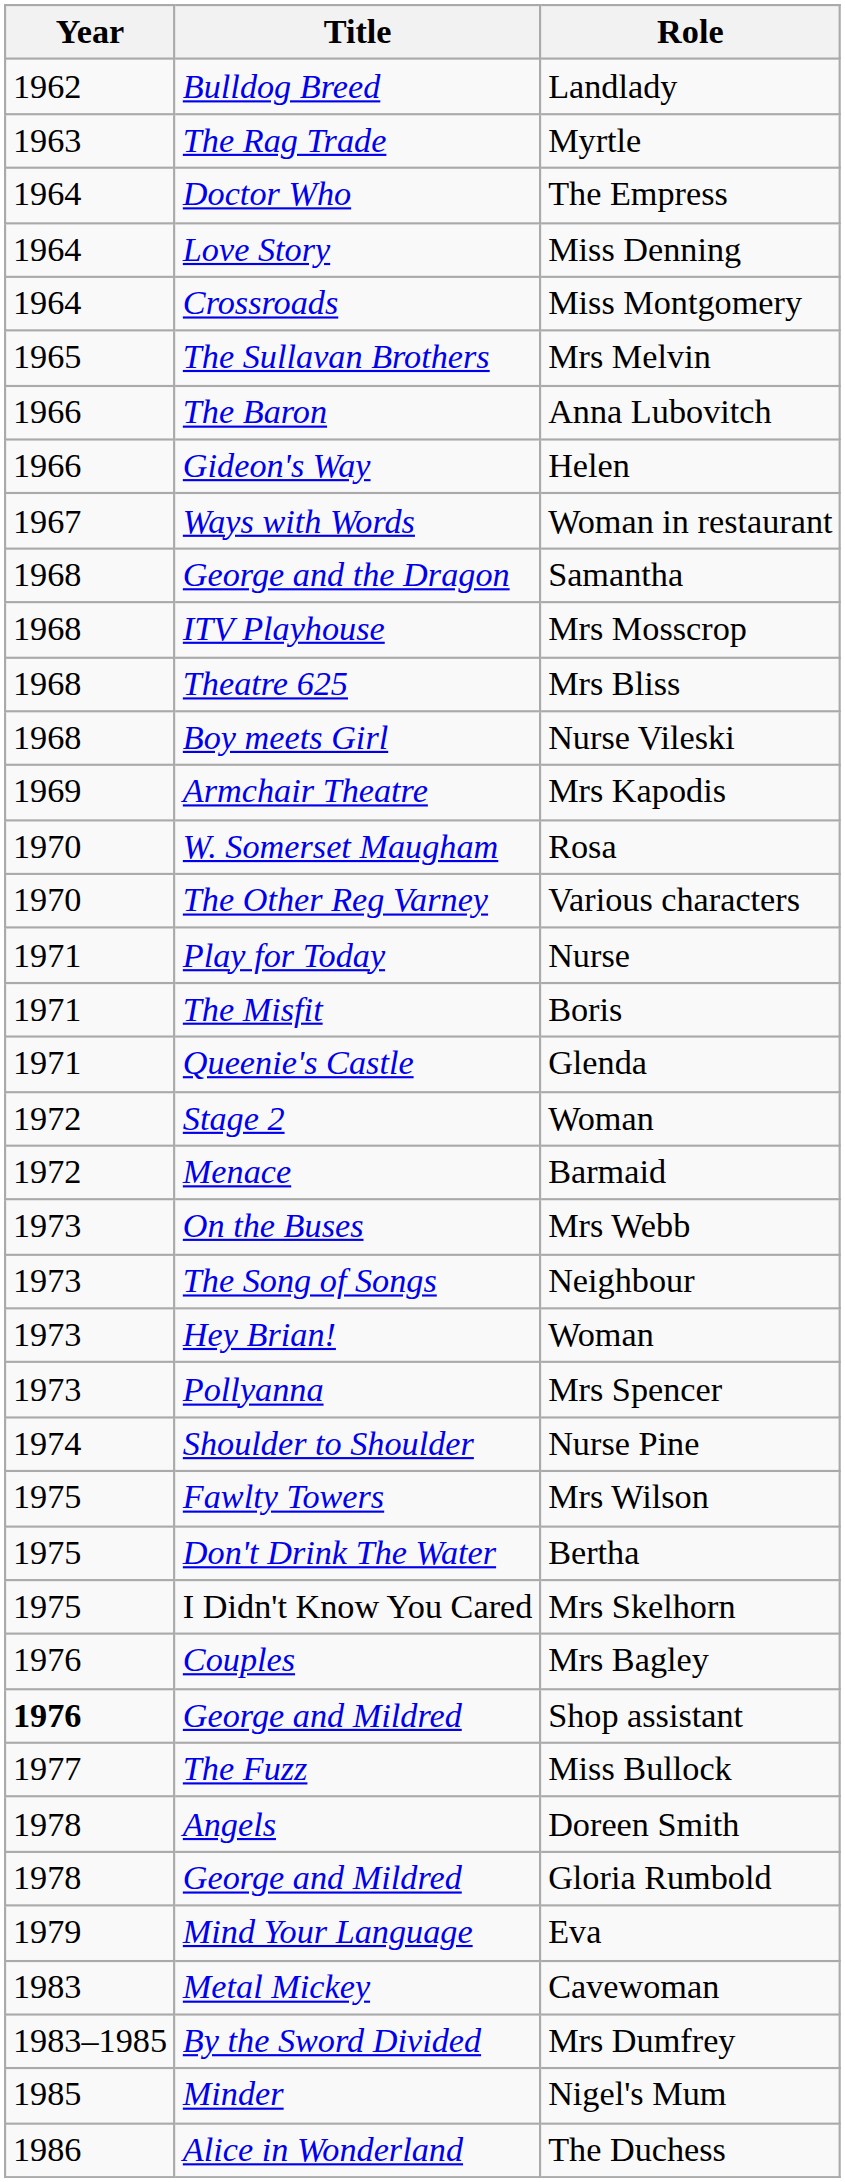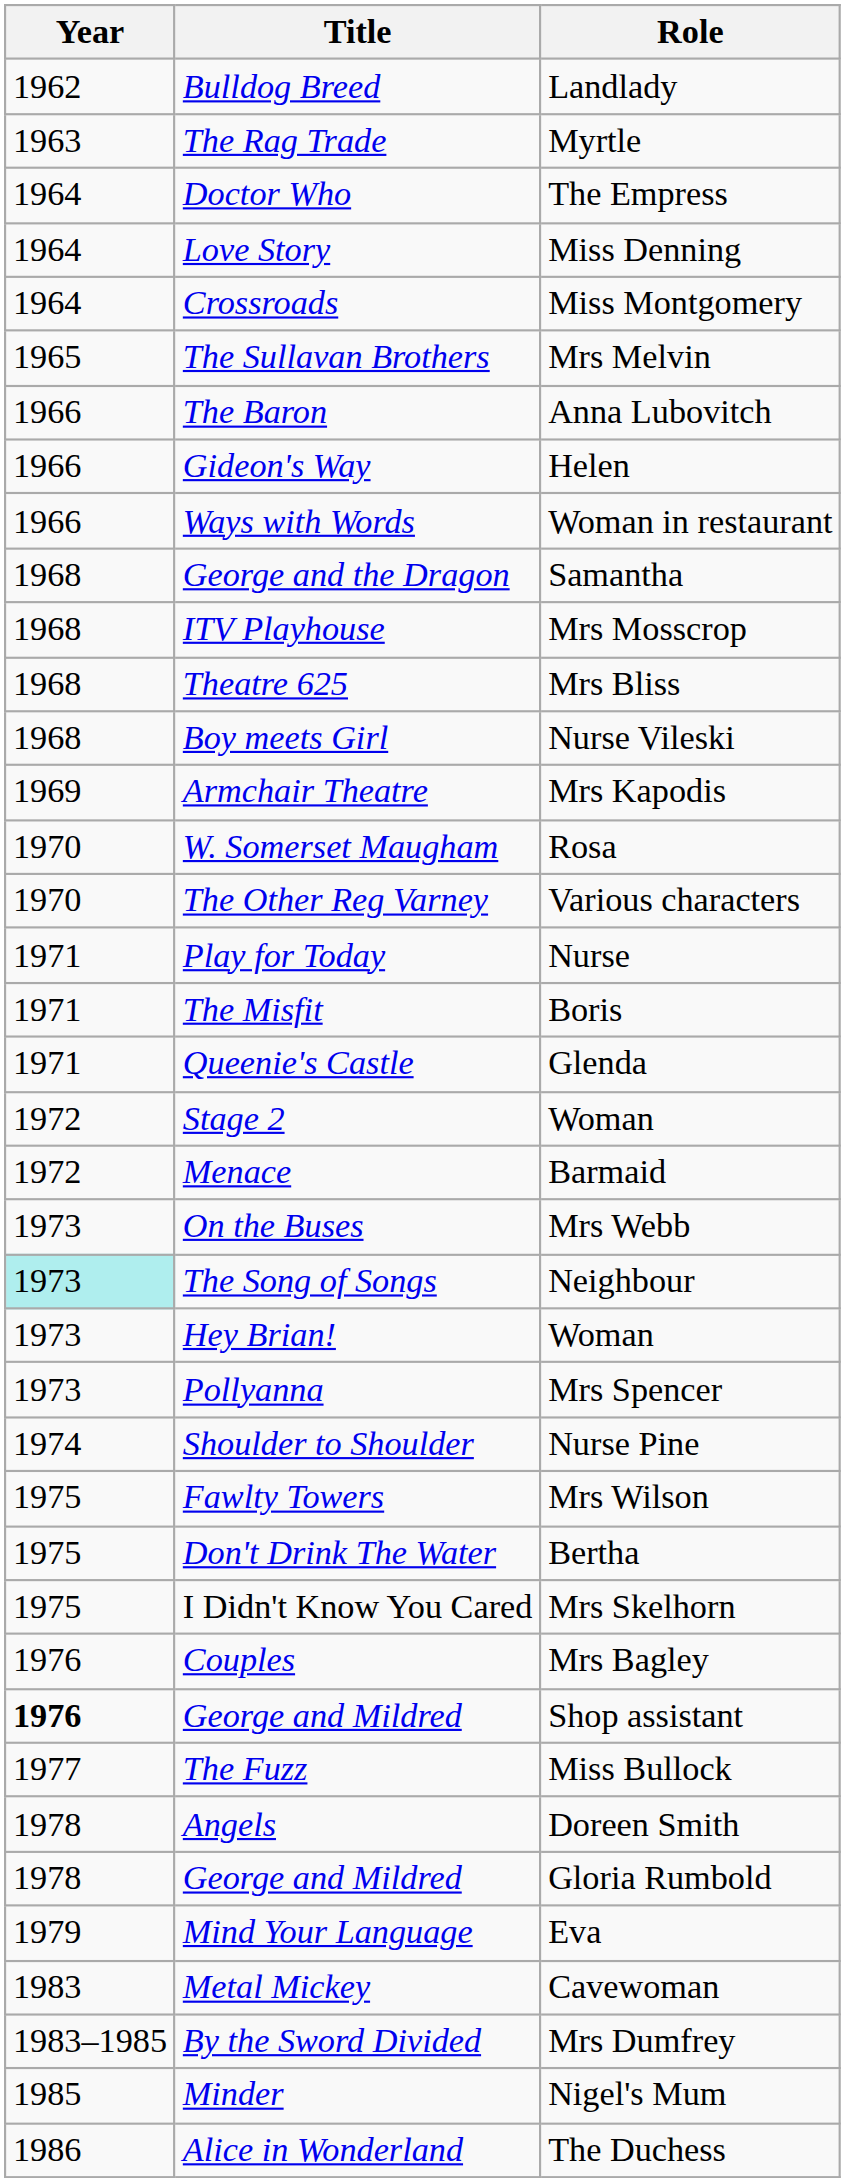(47, 520) 1967 -> (47, 520) 1966
(47, 1280) no background -> (47, 1280) paleturquoise background
